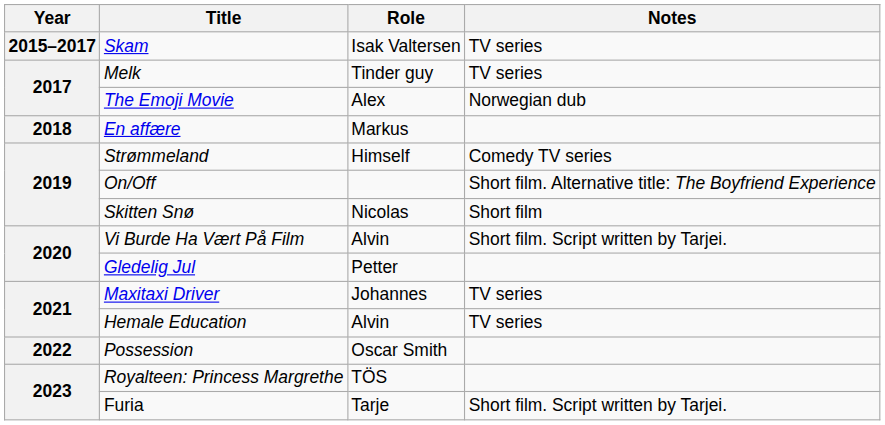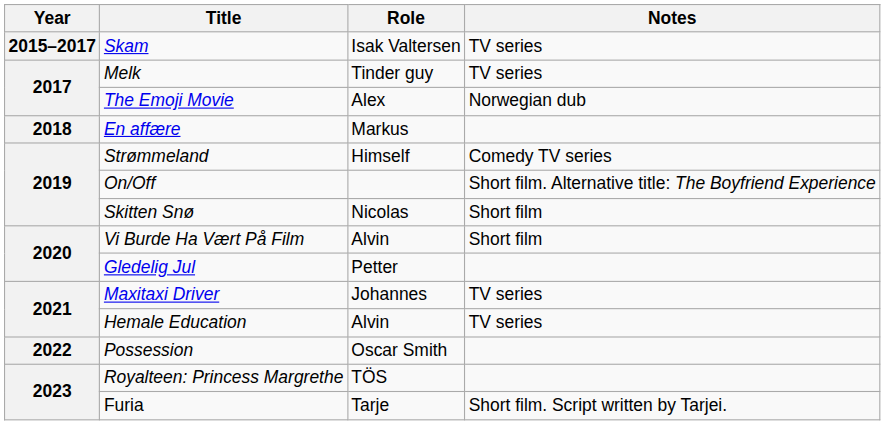(598, 239) Short film. Script written by Tarjei. -> (505, 239) Short film
